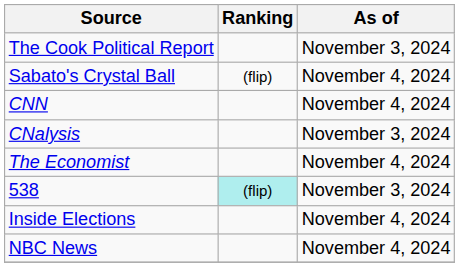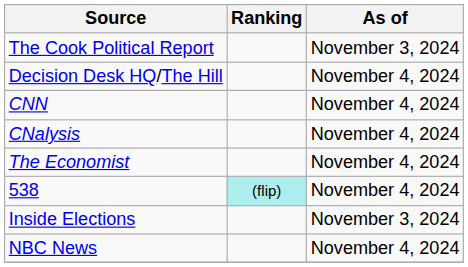- row: (92, 76)
+ row: (116, 76)
(376, 133) November 3, 2024 -> (385, 133) November 4, 2024
(376, 190) November 3, 2024 -> (385, 190) November 4, 2024
(376, 219) November 4, 2024 -> (385, 219) November 3, 2024
